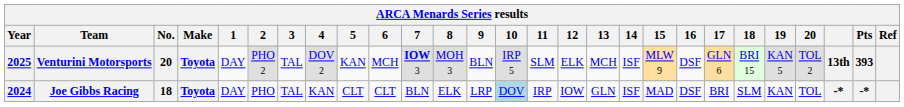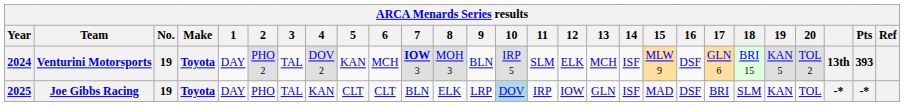(19, 63) 2025 -> (19, 63) 2024
(166, 63) 20 -> (166, 63) 19
(19, 91) 2024 -> (19, 91) 2025
(166, 91) 18 -> (166, 91) 19
